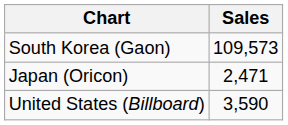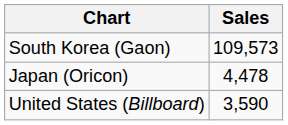(246, 76) 2,471 -> (246, 76) 4,478
